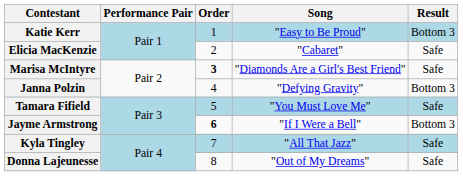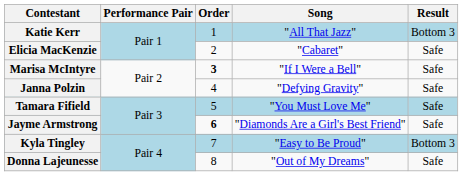(320, 32) "Easy to Be Proud" -> (320, 32) "All That Jazz"
(320, 69) "Diamonds Are a Girl's Best Friend" -> (320, 69) "If I Were a Bell"
(433, 87) Bottom 3 -> (433, 87) Safe
(320, 124) "If I Were a Bell" -> (320, 124) "Diamonds Are a Girl's Best Friend"
(433, 124) Bottom 3 -> (433, 124) Safe
(320, 143) "All That Jazz" -> (320, 143) "Easy to Be Proud"
(433, 143) Safe -> (433, 143) Bottom 3
